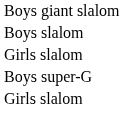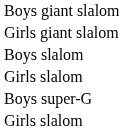+ row: (61, 32)
